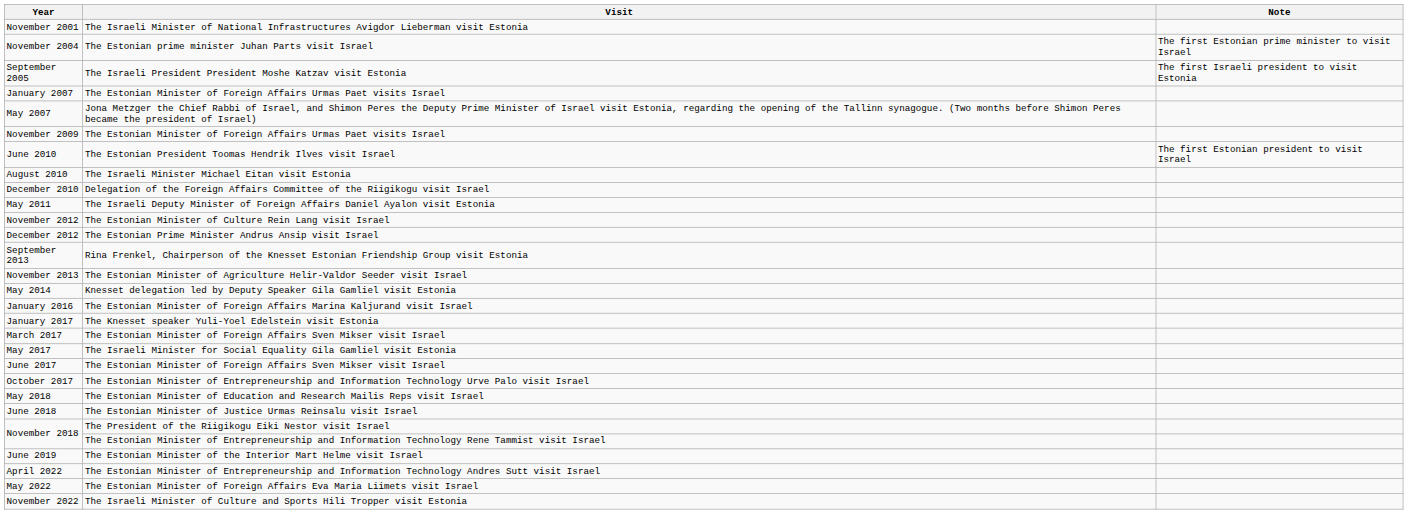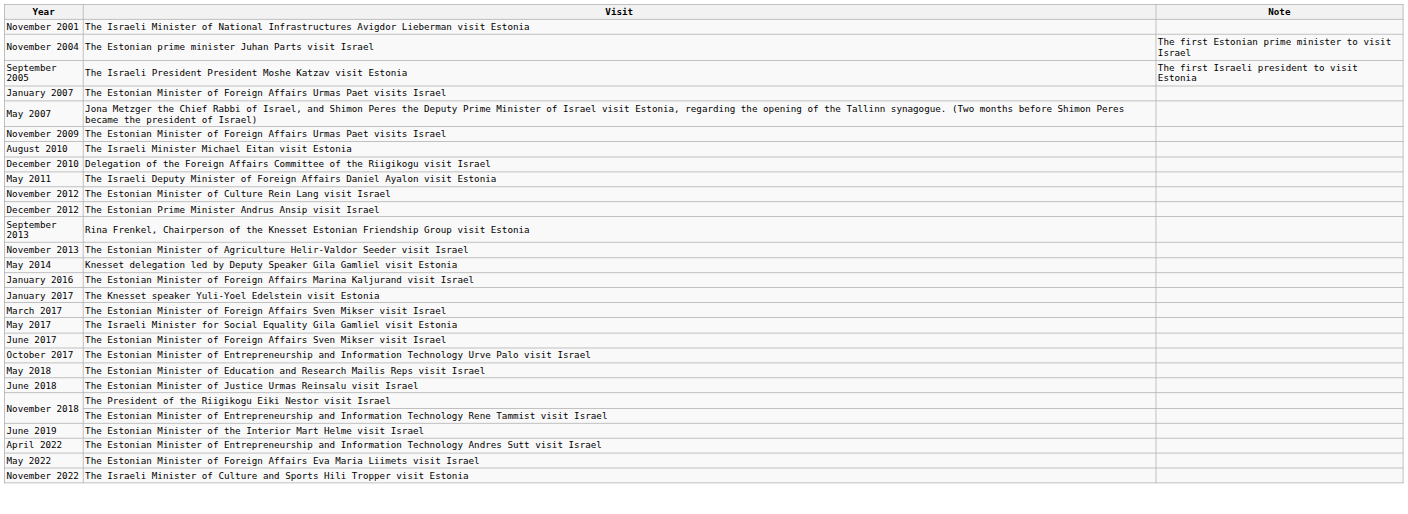- row: (31, 154)
